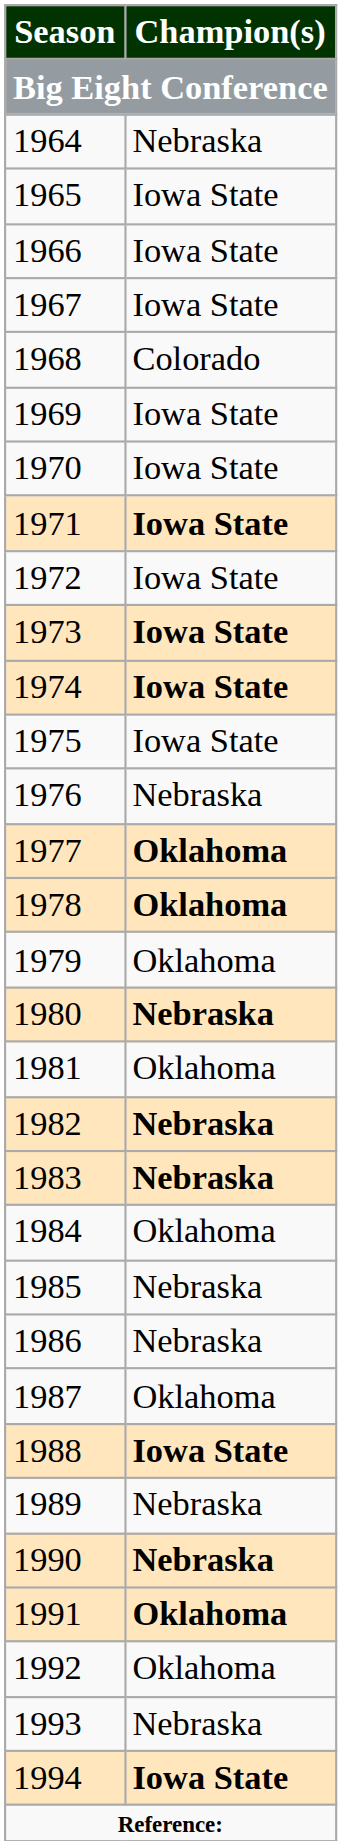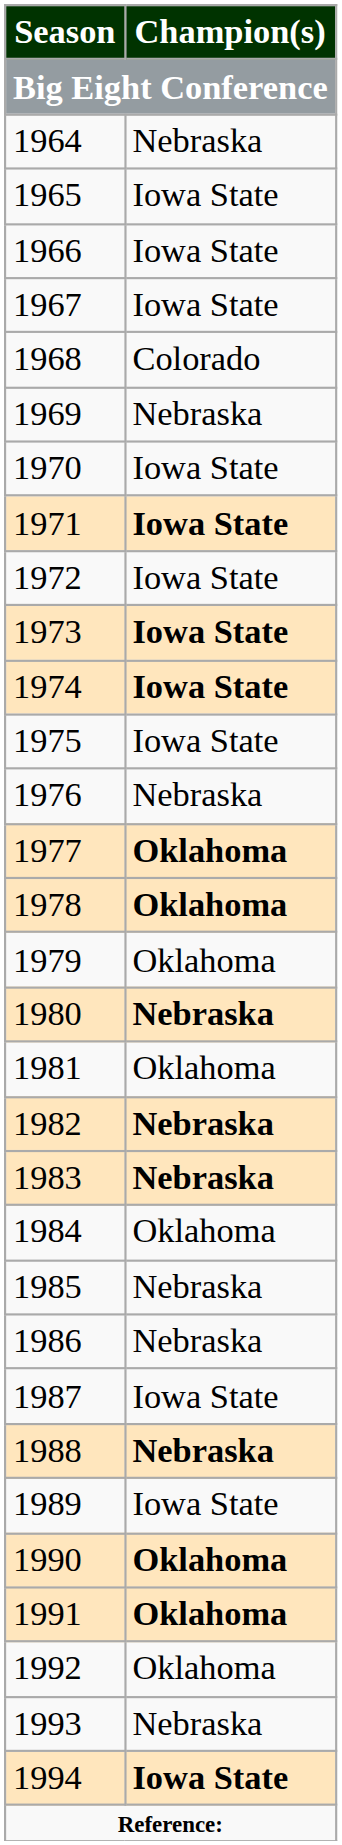(206, 413) Iowa State -> (197, 413) Nebraska
(204, 1395) Oklahoma -> (206, 1395) Iowa State
(210, 1450) Iowa State -> (203, 1450) Nebraska
(197, 1504) Nebraska -> (206, 1504) Iowa State
(203, 1559) Nebraska -> (210, 1559) Oklahoma
